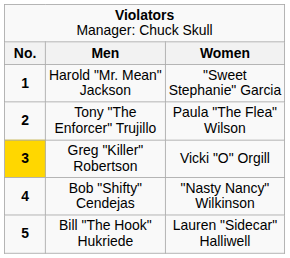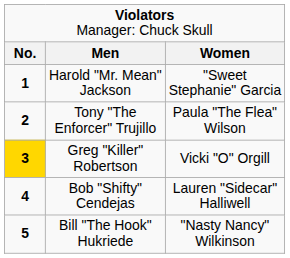(225, 196) "Nasty Nancy" Wilkinson -> (225, 196) Lauren "Sidecar" Halliwell
(225, 234) Lauren "Sidecar" Halliwell -> (225, 234) "Nasty Nancy" Wilkinson
